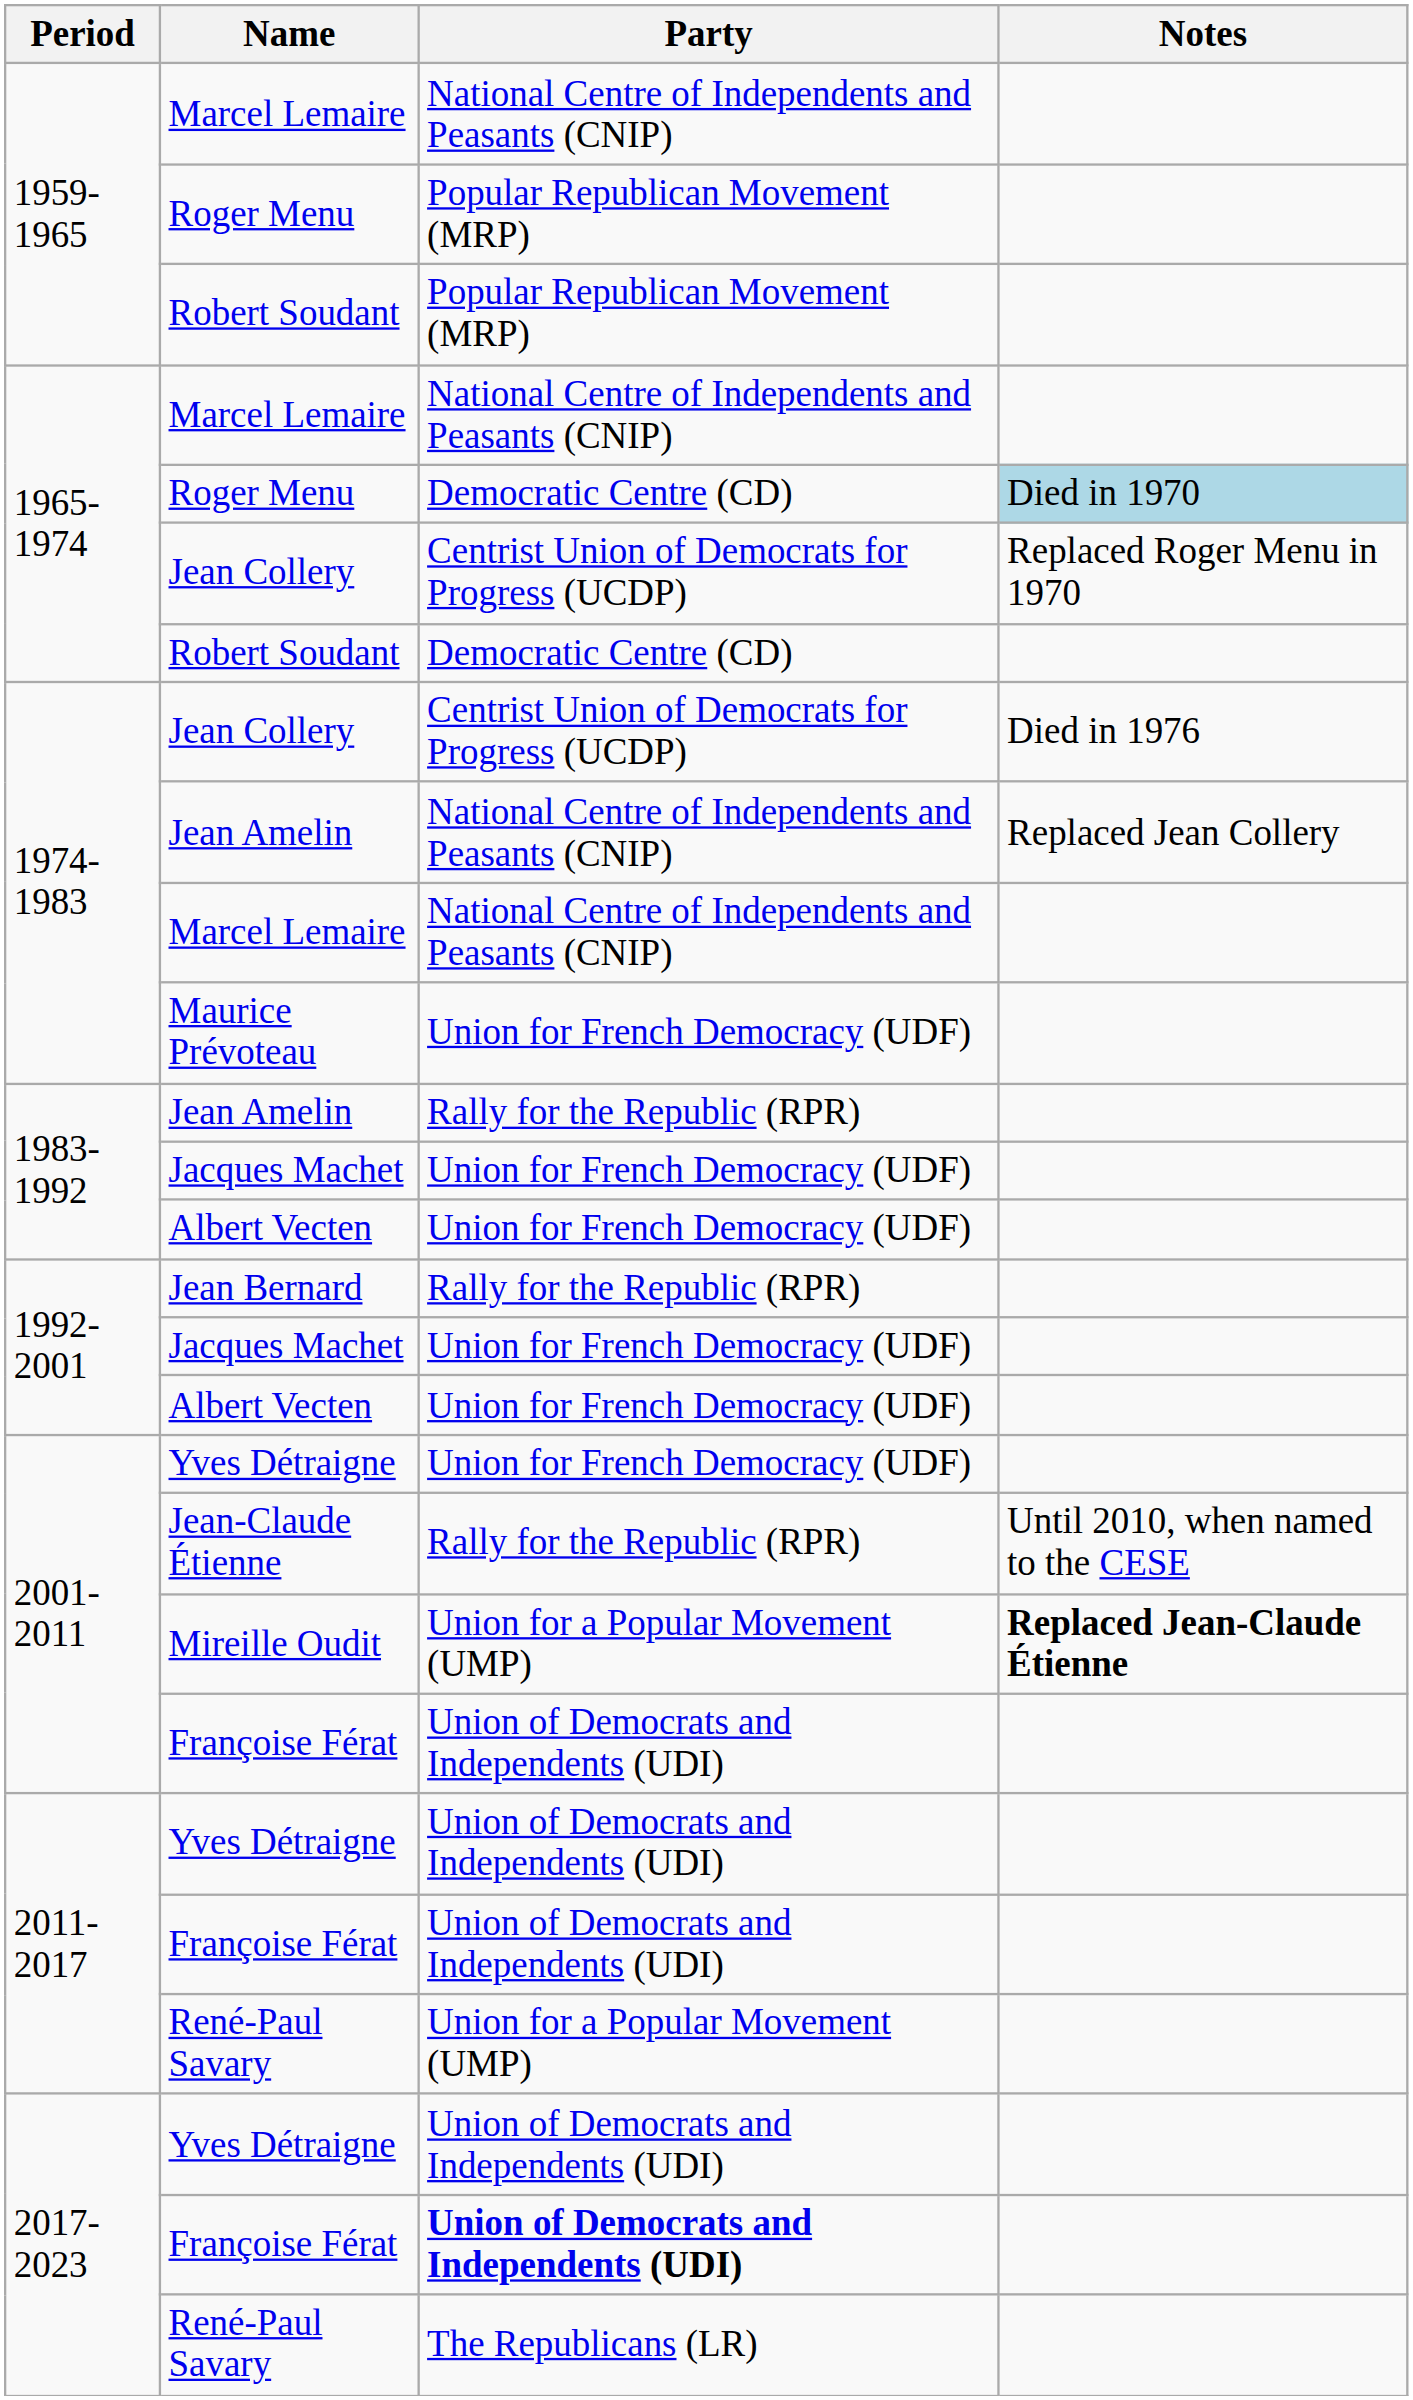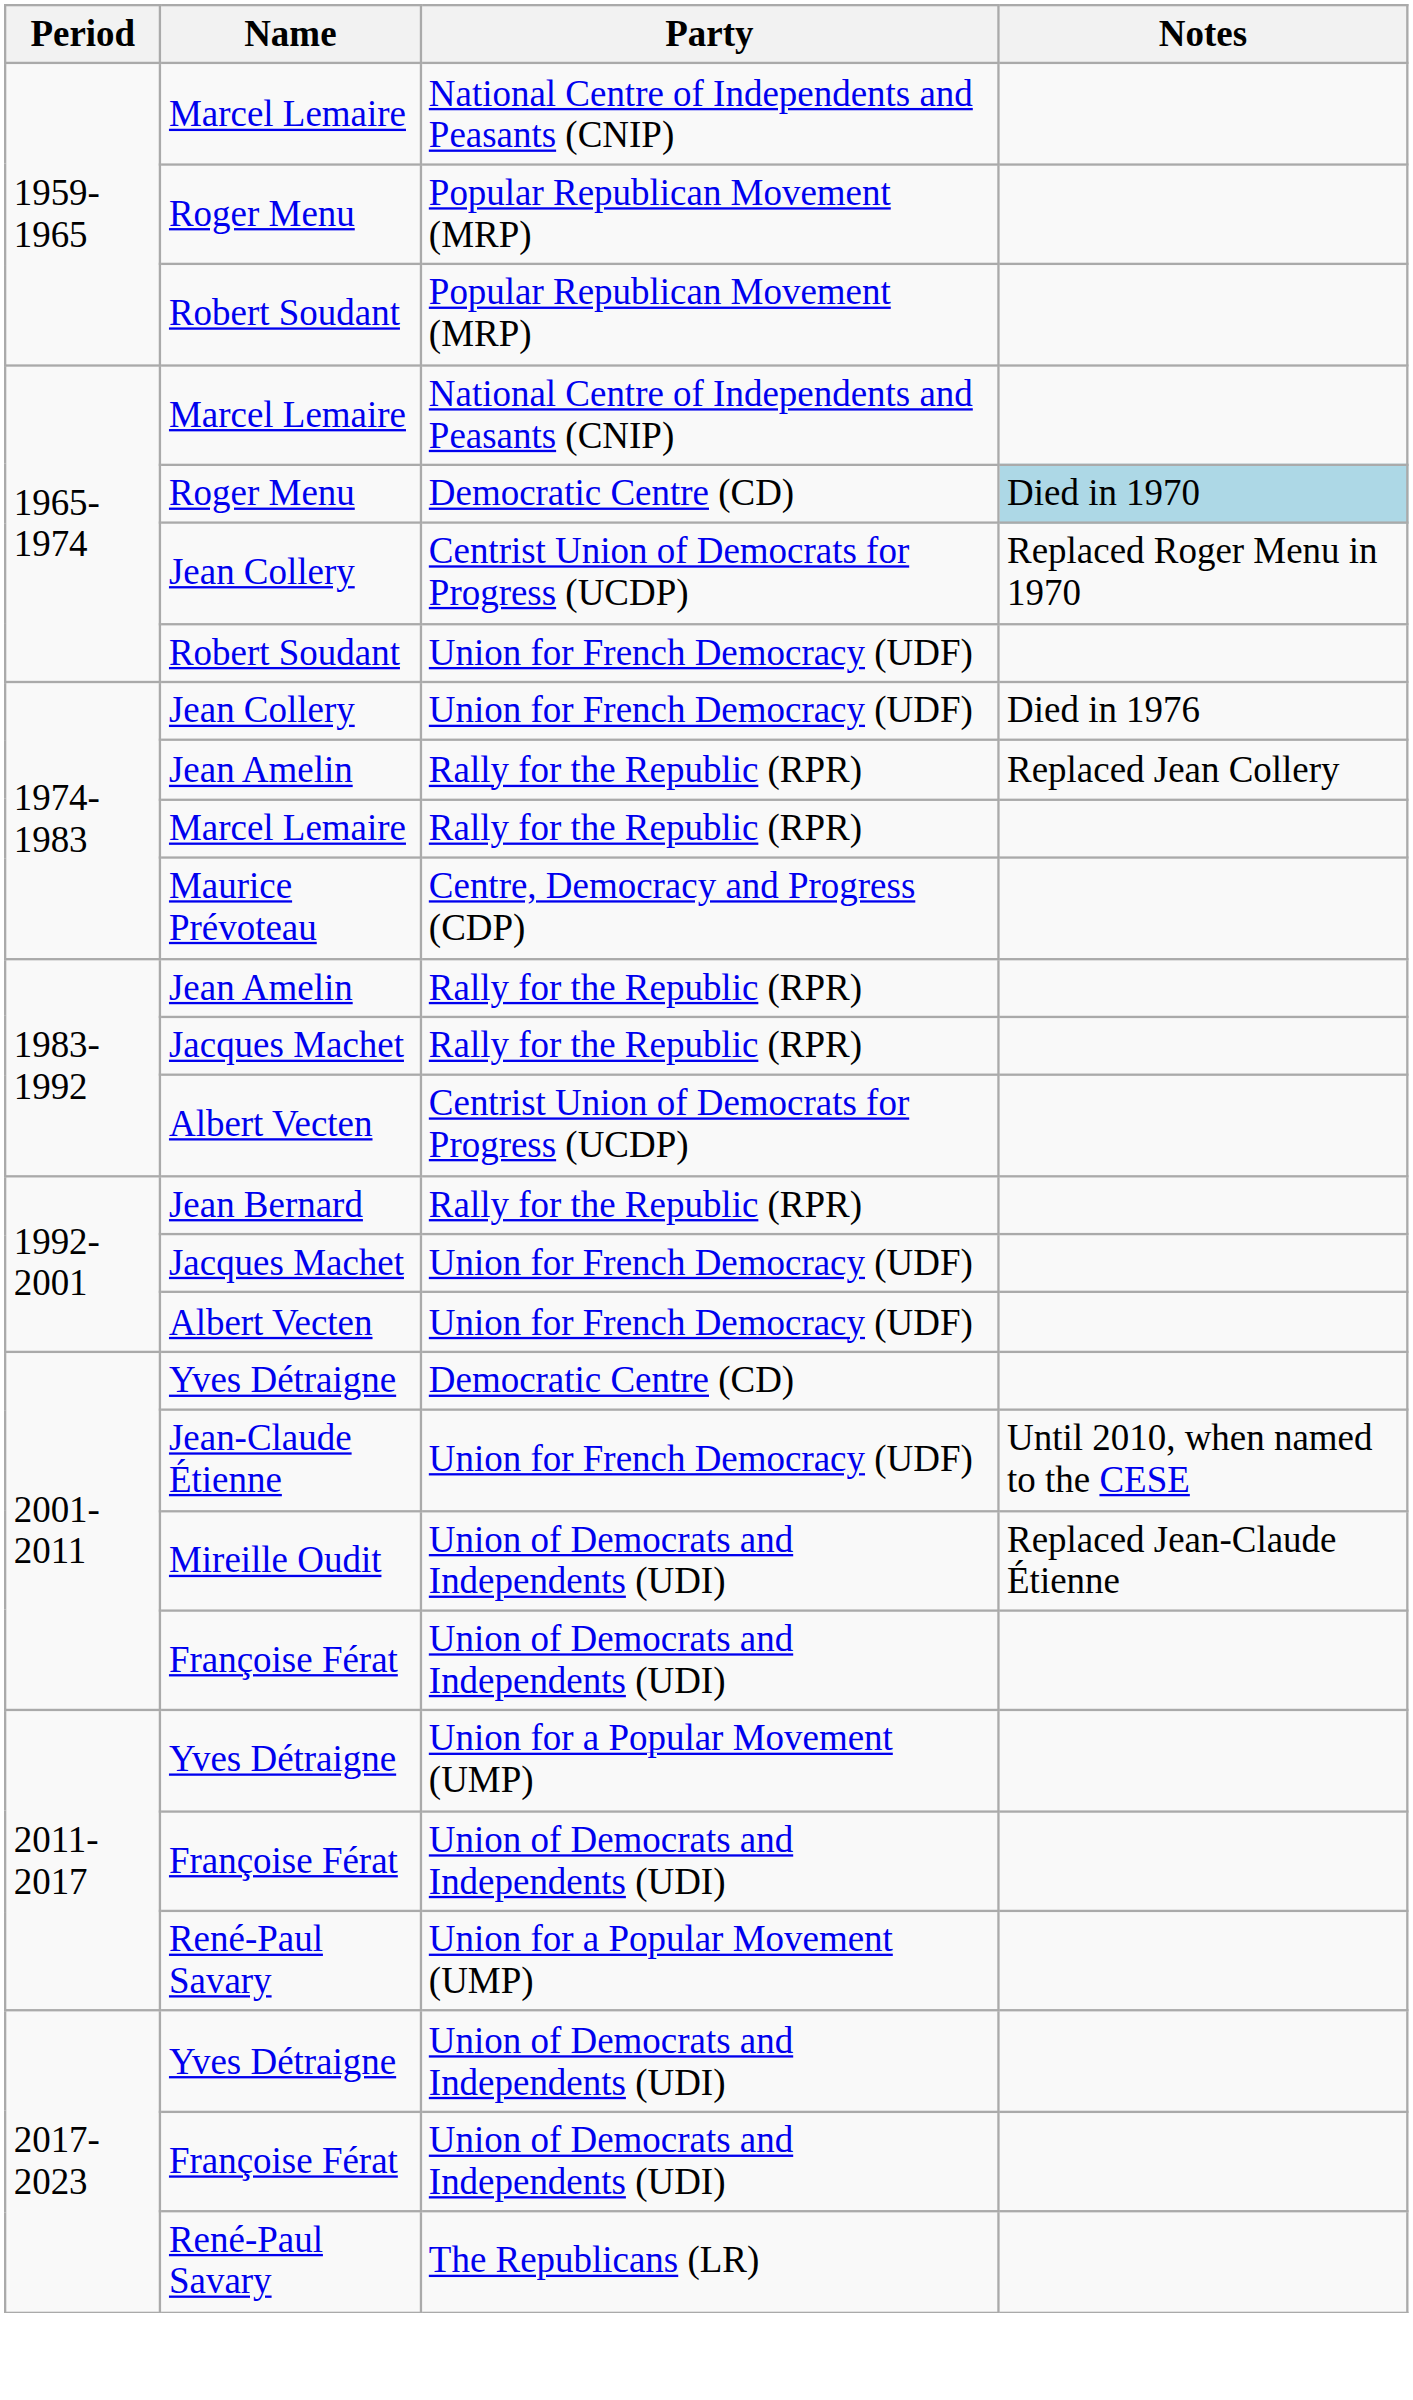(610, 652) Democratic Centre (CD) -> (701, 652) Union for French Democracy (UDF)
(667, 731) Centrist Union of Democrats for Progress (UCDP) -> (701, 710) Union for French Democracy (UDF)
(699, 831) National Centre of Independents and Peasants (CNIP) -> (645, 769) Rally for the Republic (RPR)
(699, 931) National Centre of Independents and Peasants (CNIP) -> (645, 827) Rally for the Republic (RPR)
(699, 1032) Union for French Democracy (UDF) -> (672, 907) Centre, Democracy and Progress (CDP)
(699, 1170) Union for French Democracy (UDF) -> (645, 1045) Rally for the Republic (RPR)
(699, 1228) Union for French Democracy (UDF) -> (669, 1124) Centrist Union of Democrats for Progress (UCDP)
(699, 1463) Union for French Democracy (UDF) -> (612, 1379) Democratic Centre (CD)
(644, 1542) Rally for the Republic (RPR) -> (701, 1459) Union for French Democracy (UDF)
(659, 1642) Union for a Popular Movement (UMP) -> (611, 1559) Union of Democrats and Independents (UDI)
(1184, 1642) bold -> (1172, 1559) normal
(609, 1843) Union of Democrats and Independents (UDI) -> (661, 1759) Union for a Popular Movement (UMP)
(620, 2243) bold -> (611, 2160) normal
